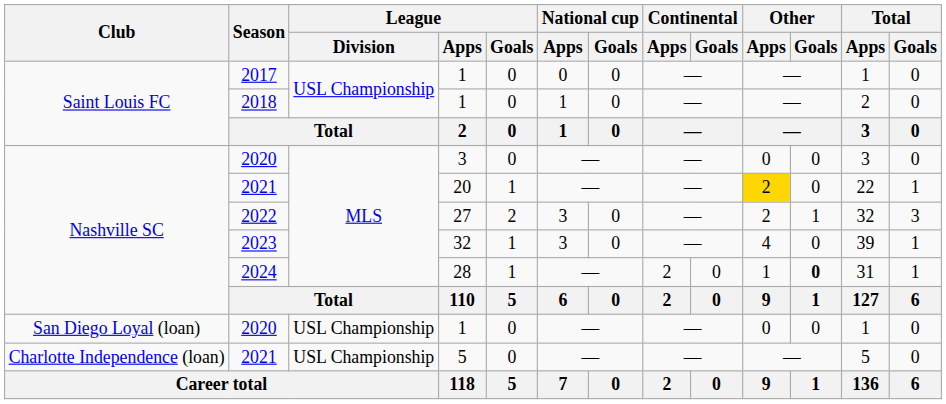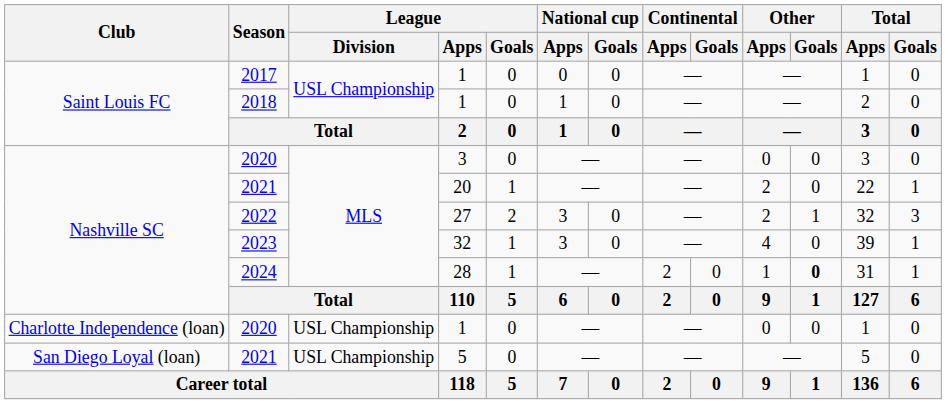(766, 187) gold background -> (766, 187) no background
(117, 328) San Diego Loyal (loan) -> (117, 328) Charlotte Independence (loan)
(117, 356) Charlotte Independence (loan) -> (117, 356) San Diego Loyal (loan)
